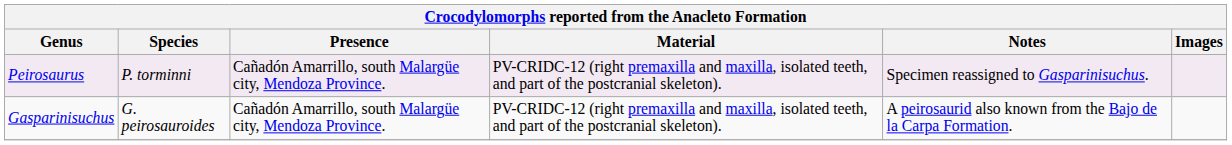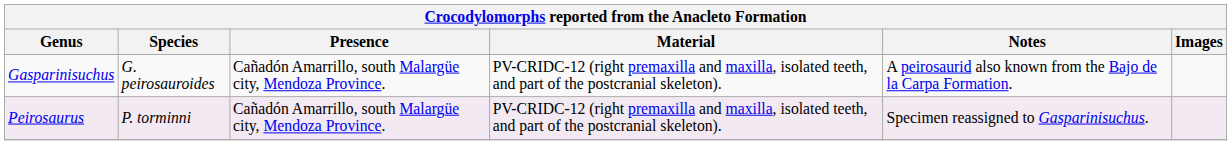rows swapped: (61, 117) <-> (46, 75)
